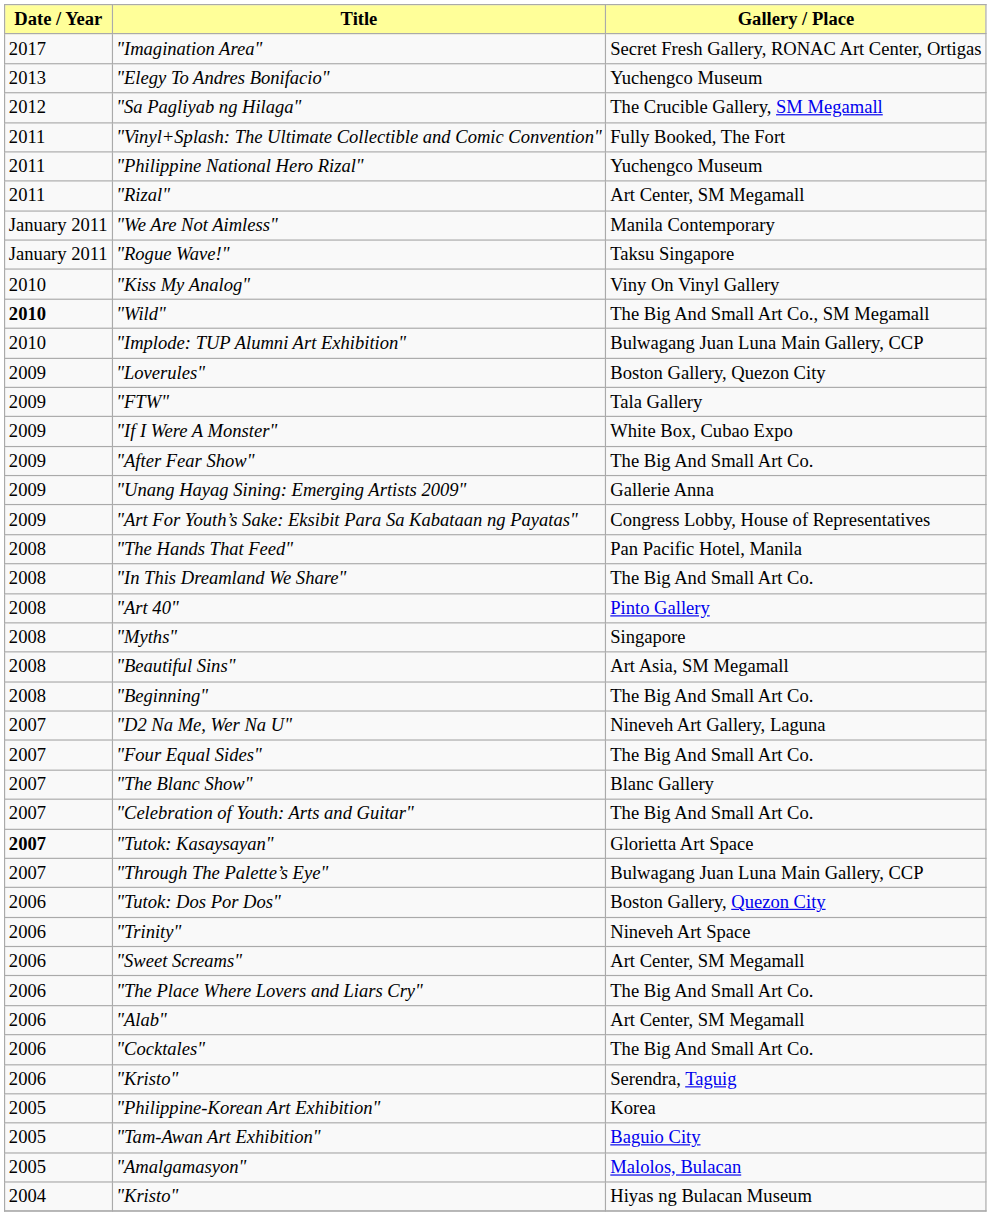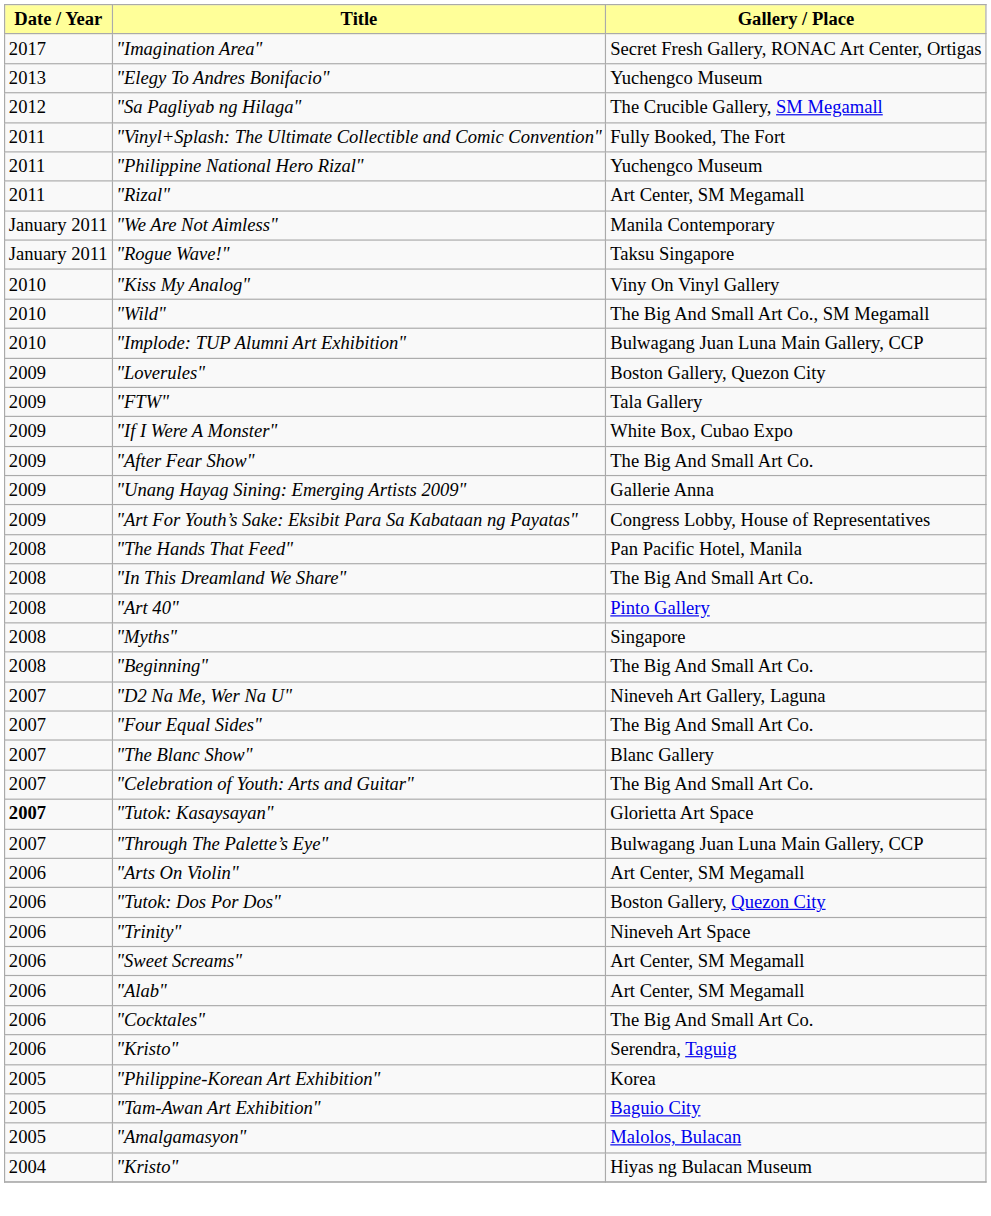(27, 313) bold -> (27, 313) normal
- row: (176, 666)
+ row: (177, 872)
- row: (270, 990)
